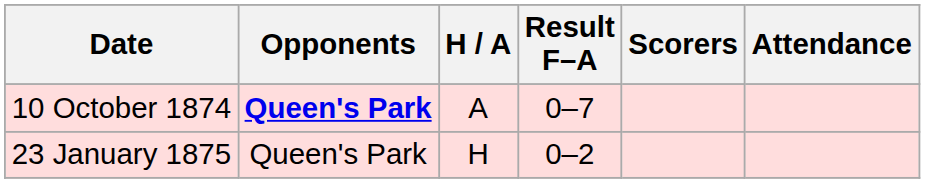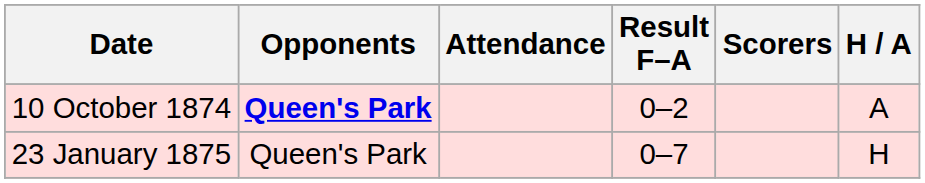columns swapped: (478, 44) <-> (832, 44)
(570, 107) 0–7 -> (664, 107) 0–2
(570, 154) 0–2 -> (664, 154) 0–7
